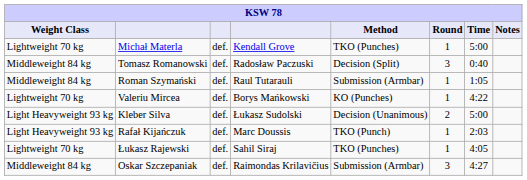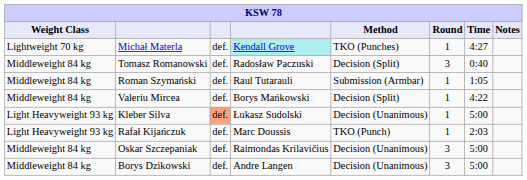(264, 47) no background -> (264, 47) paleturquoise background
(479, 47) 5:00 -> (479, 47) 4:27
(45, 98) Lightweight 70 kg -> (49, 98) Middleweight 84 kg
(363, 98) KO (Punches) -> (366, 98) Decision (Split)
(220, 115) no background -> (220, 115) lightsalmon background
(447, 115) 2 -> (447, 115) 1
- row: (154, 149)
(378, 166) Submission (Armbar) -> (380, 149) Decision (Unanimous)
(479, 166) 4:27 -> (479, 149) 5:00
+ row: (154, 166)
